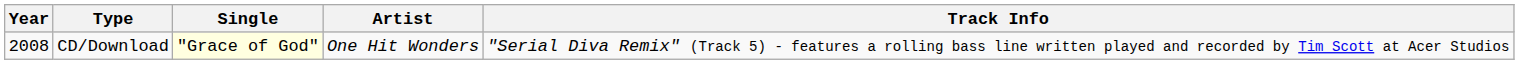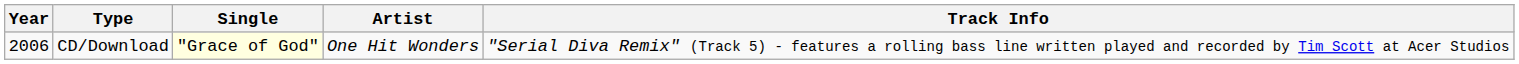(29, 46) 2008 -> (29, 46) 2006
